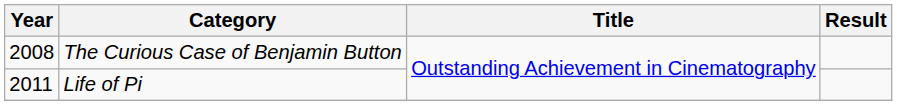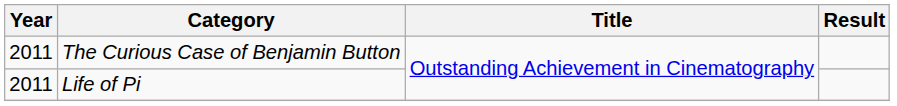(32, 52) 2008 -> (31, 52) 2011
